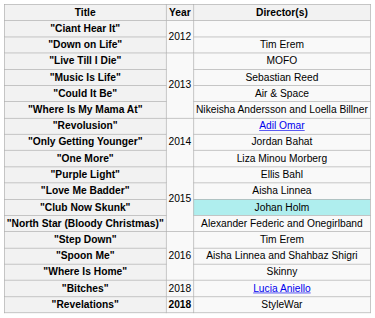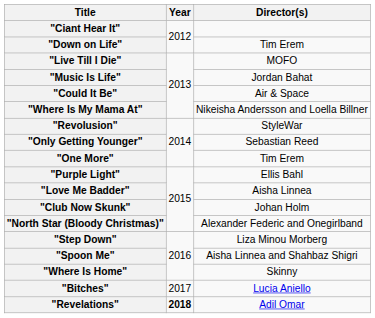(282, 77) Sebastian Reed -> (282, 77) Jordan Bahat
(282, 126) Adil Omar -> (282, 126) StyleWar
(282, 142) Jordan Bahat -> (282, 142) Sebastian Reed
(282, 158) Liza Minou Morberg -> (282, 158) Tim Erem
(282, 207) paleturquoise background -> (282, 207) no background
(282, 239) Tim Erem -> (282, 239) Liza Minou Morberg
(180, 288) 2018 -> (180, 288) 2017
(282, 304) StyleWar -> (282, 304) Adil Omar
